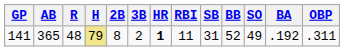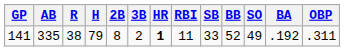(49, 36) 365 -> (49, 36) 335
(74, 36) 48 -> (74, 36) 38
(96, 36) khaki background -> (96, 36) no background
(211, 36) 31 -> (211, 36) 33
